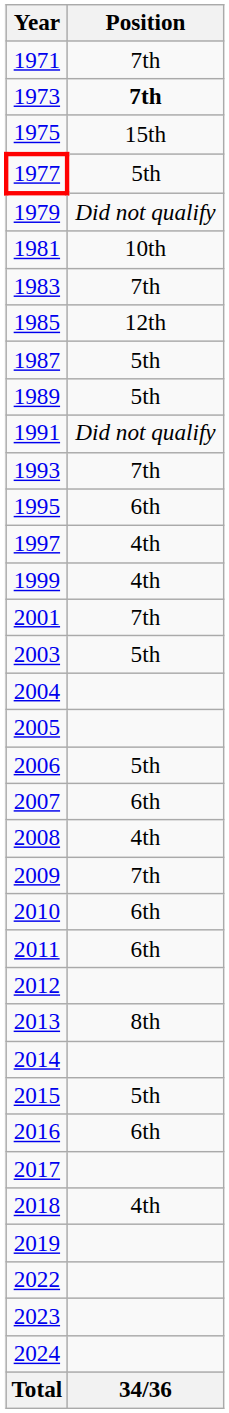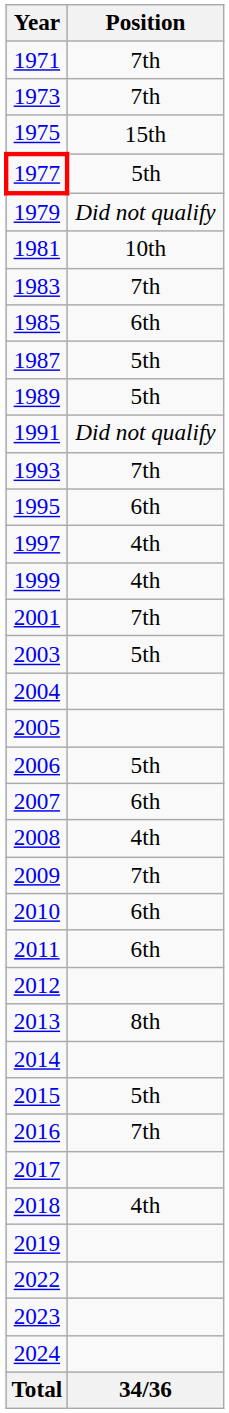(145, 96) bold -> (145, 96) normal
(145, 323) 12th -> (145, 323) 6th
(145, 1132) 6th -> (145, 1132) 7th
